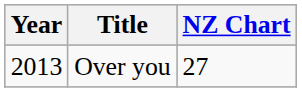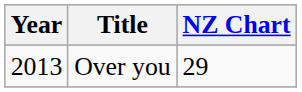(195, 65) 27 -> (195, 65) 29
